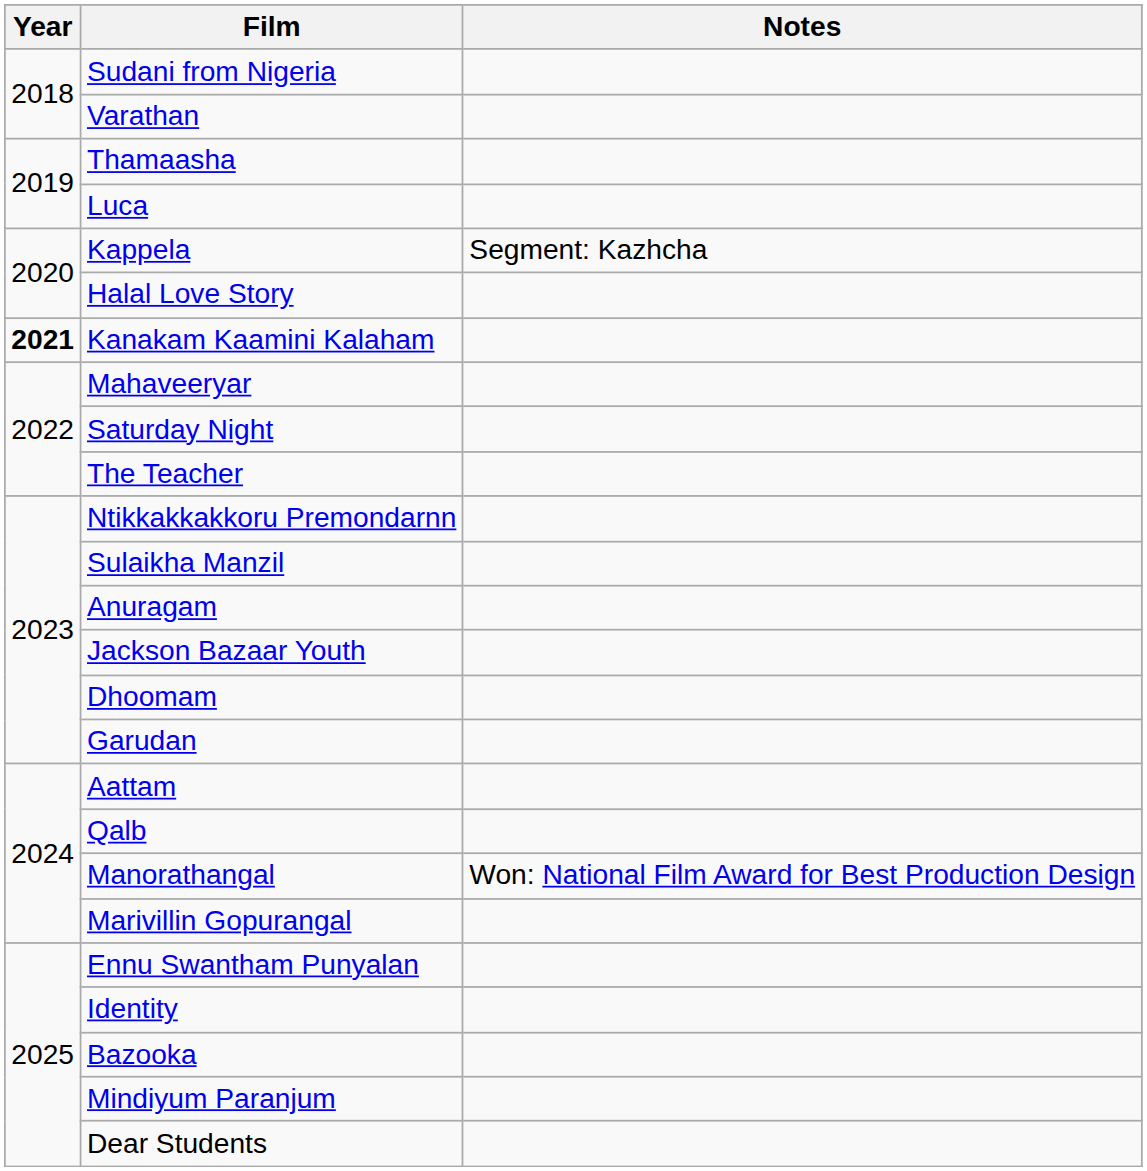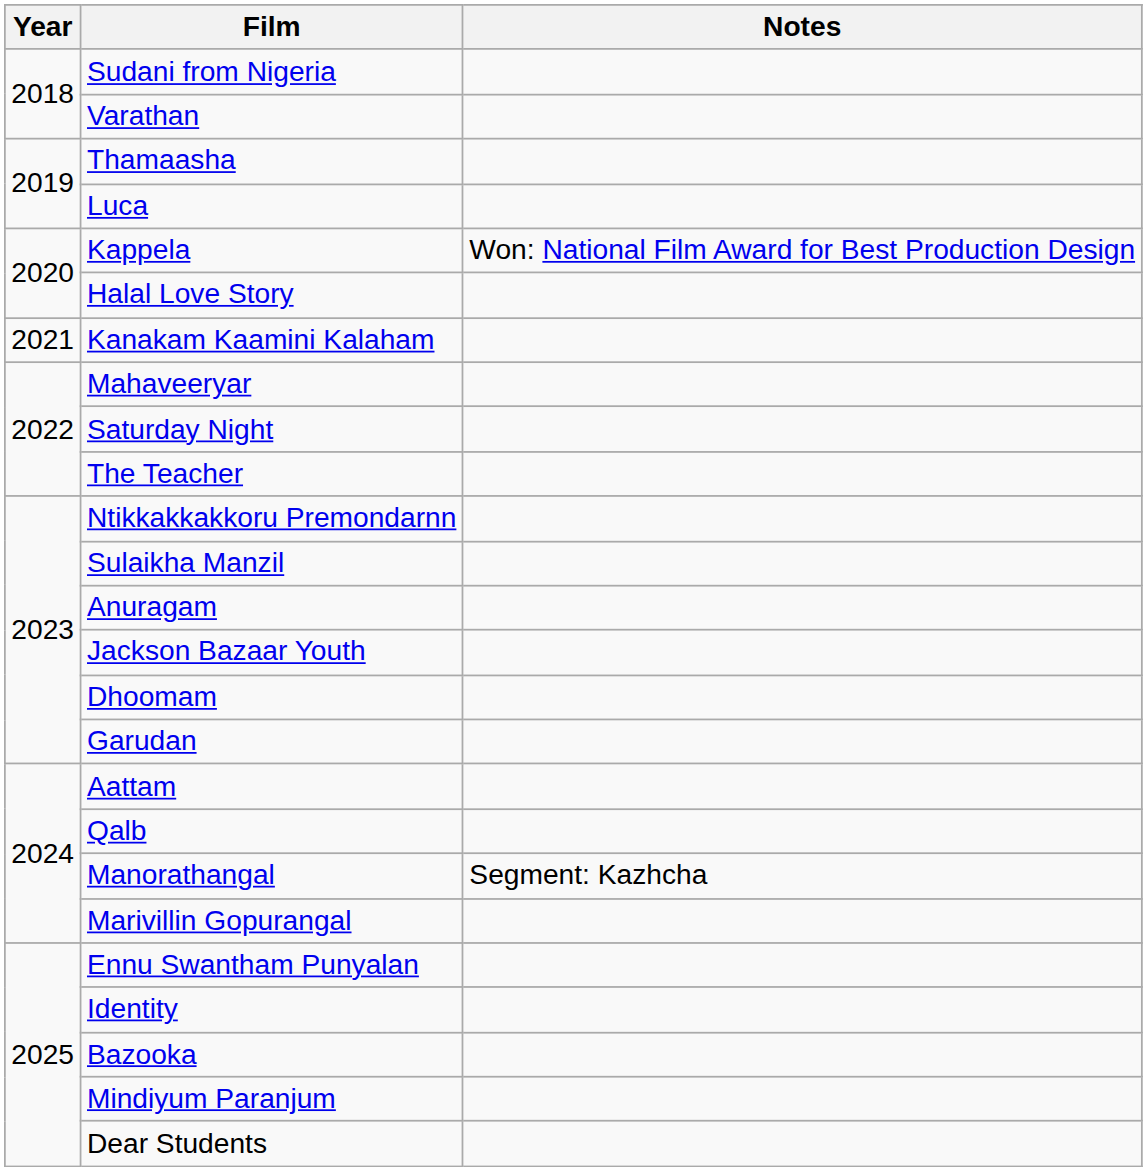(588, 250) Segment: Kazhcha -> (802, 250) Won: National Film Award for Best Production Design
(43, 339) bold -> (43, 339) normal
(802, 875) Won: National Film Award for Best Production Design -> (588, 875) Segment: Kazhcha
